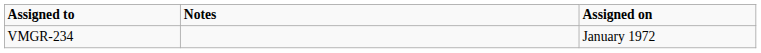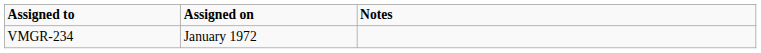columns swapped: (617, 15) <-> (200, 15)
